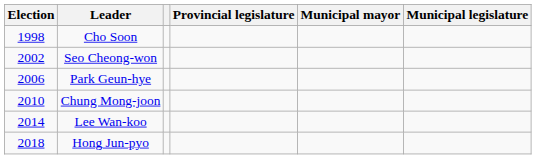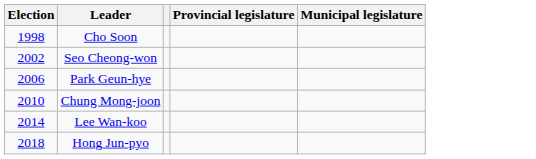- column: (350, 15)
